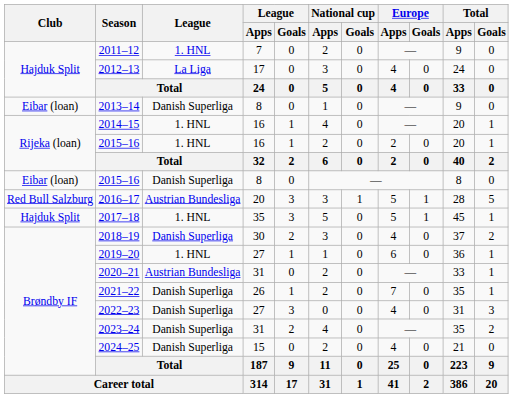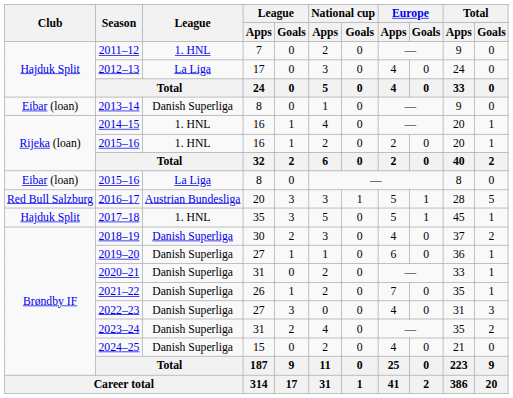(193, 180) Danish Superliga -> (193, 180) La Liga
(193, 254) 1. HNL -> (193, 254) Danish Superliga
(193, 273) Austrian Bundesliga -> (193, 273) Danish Superliga
